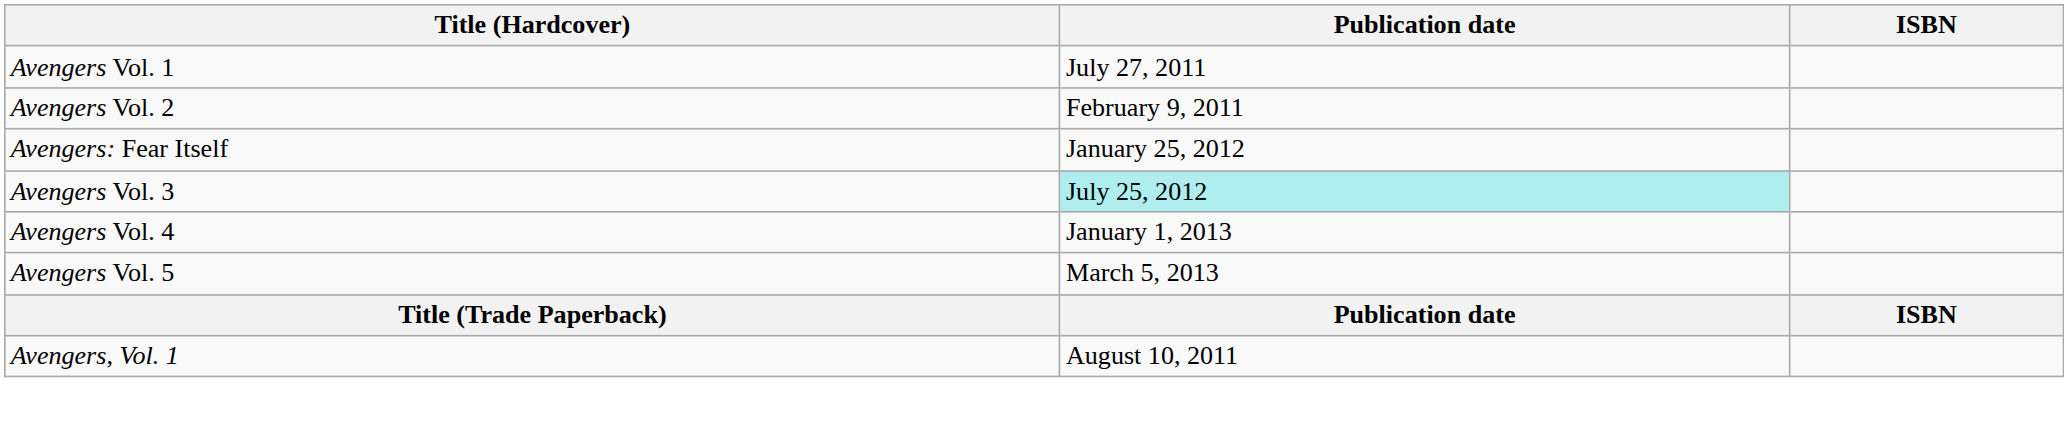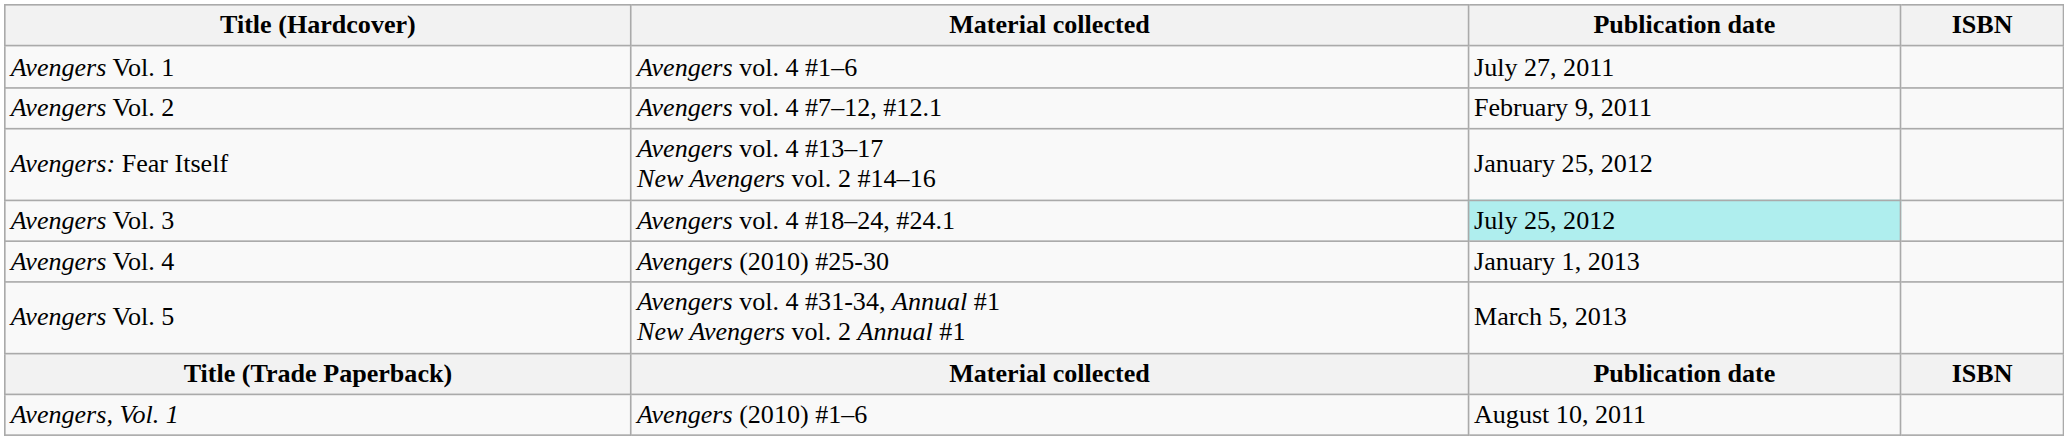+ column: (1049, 25)
